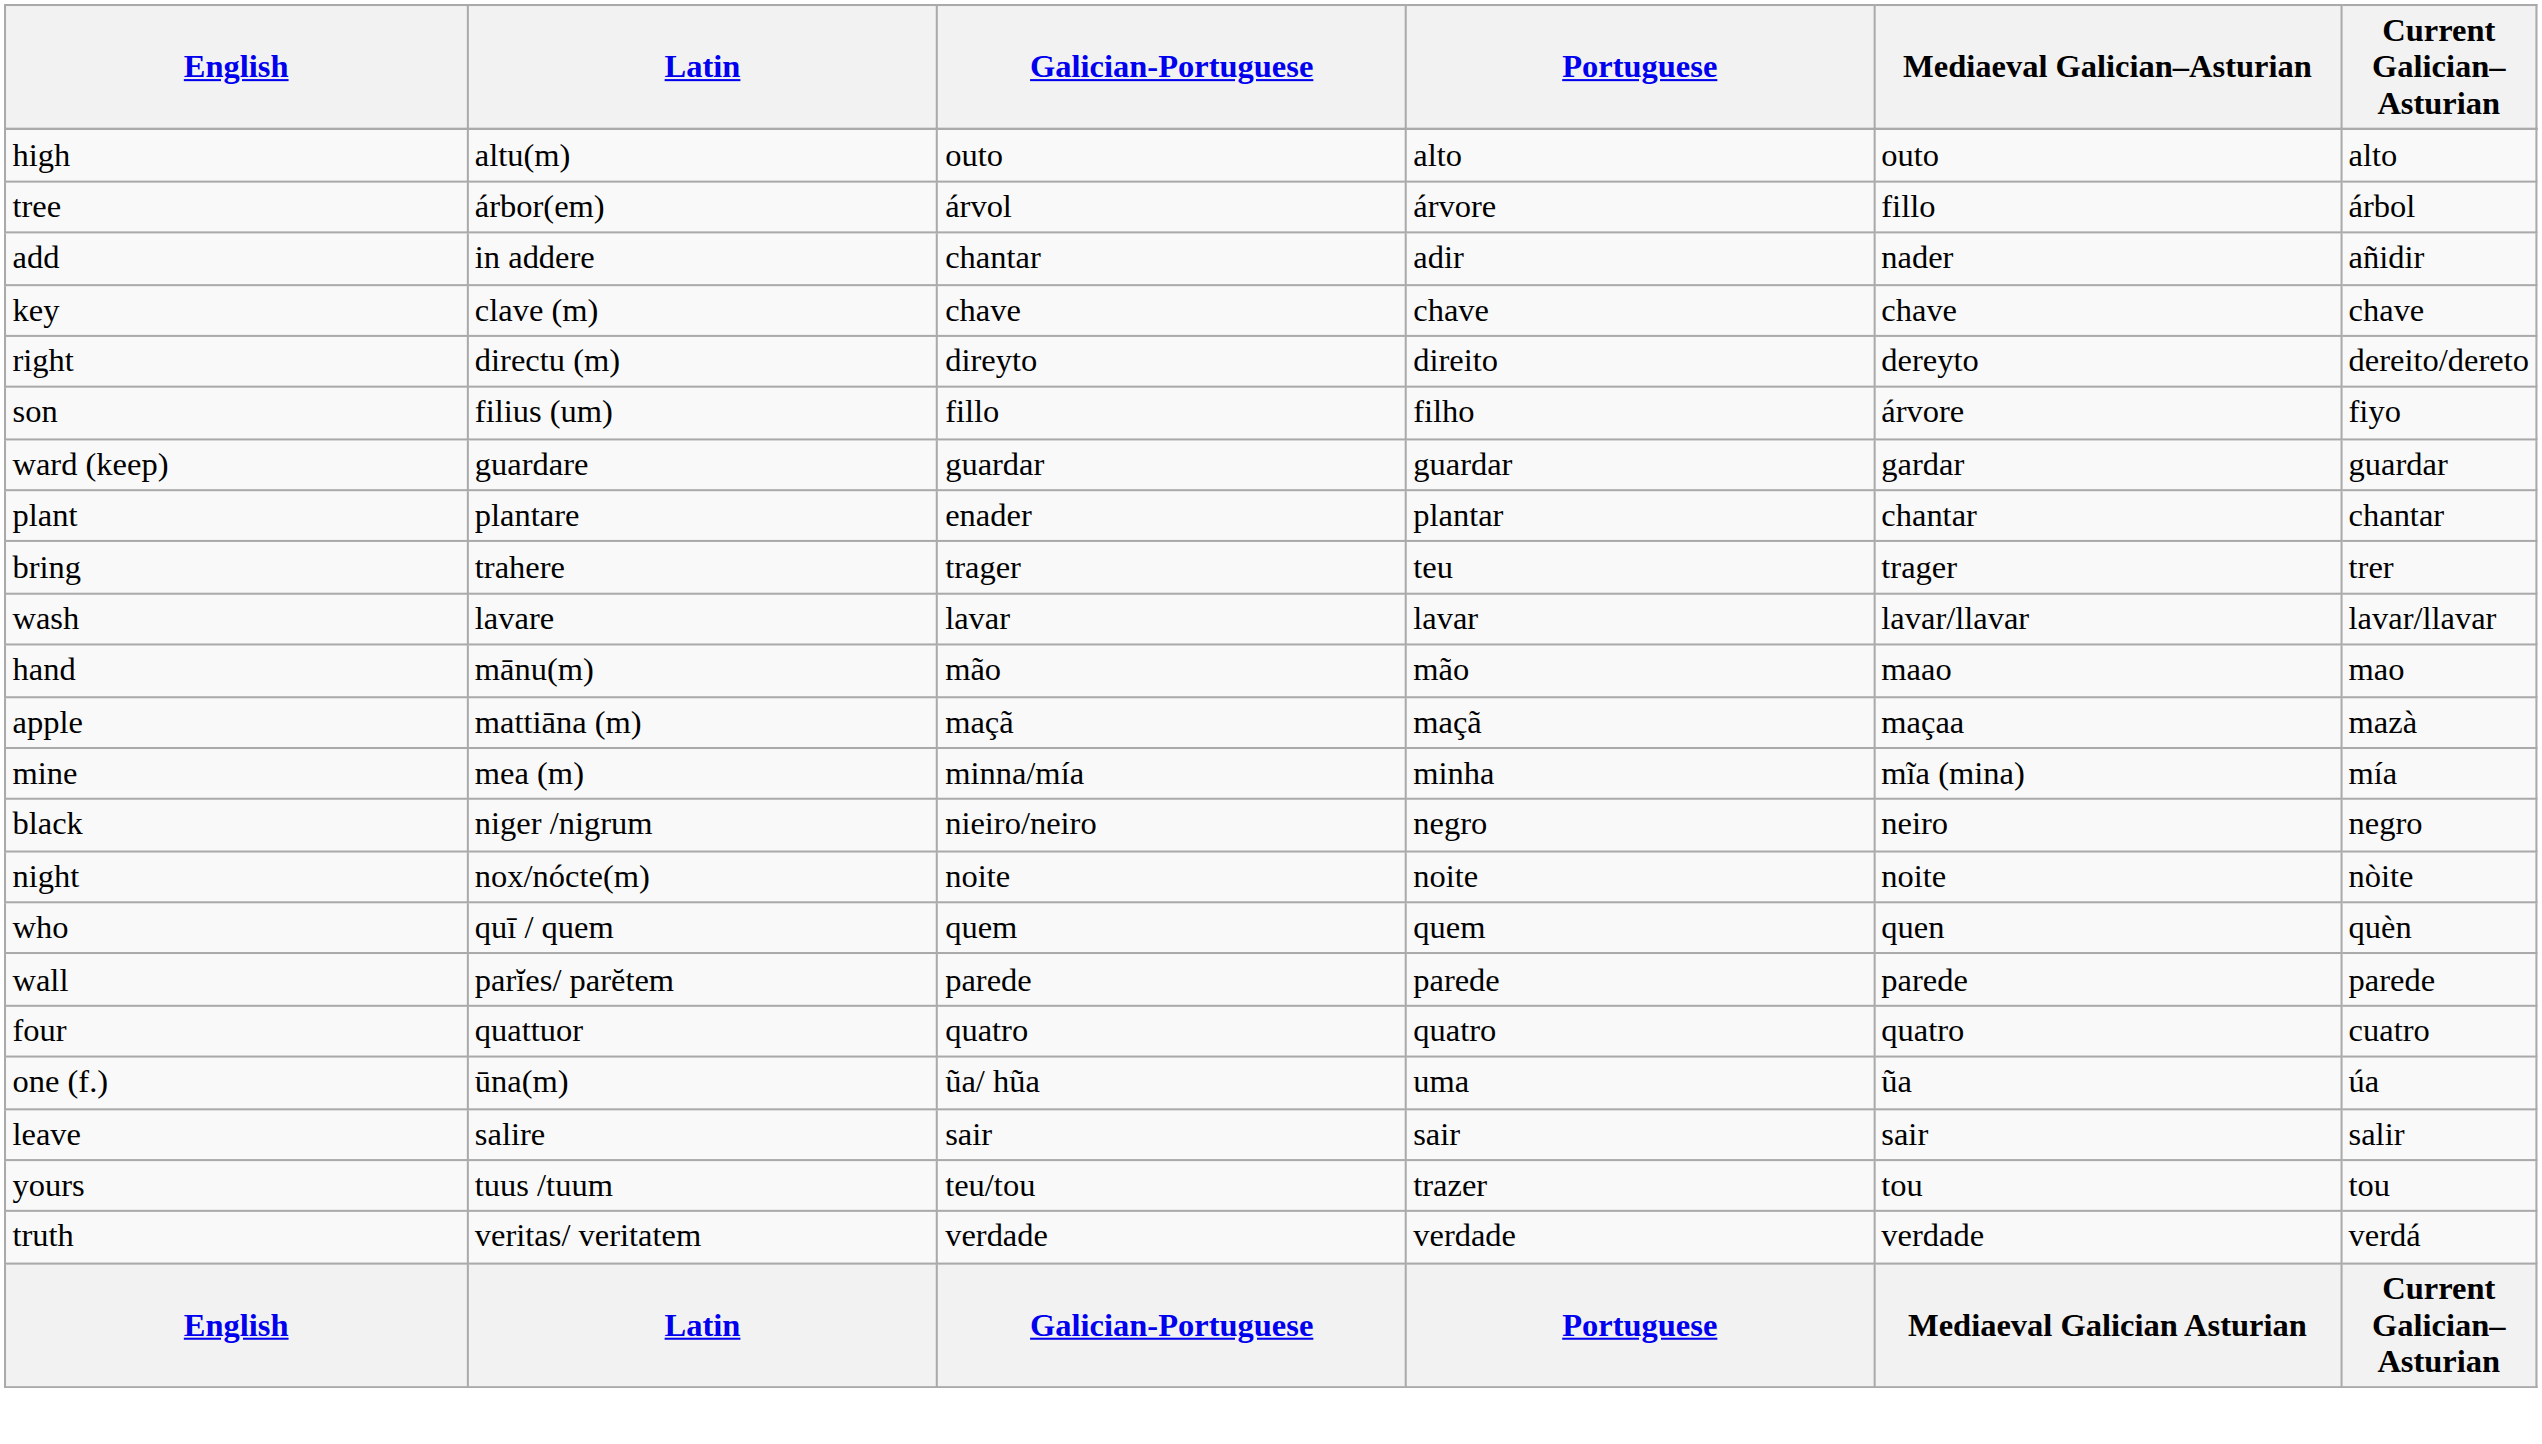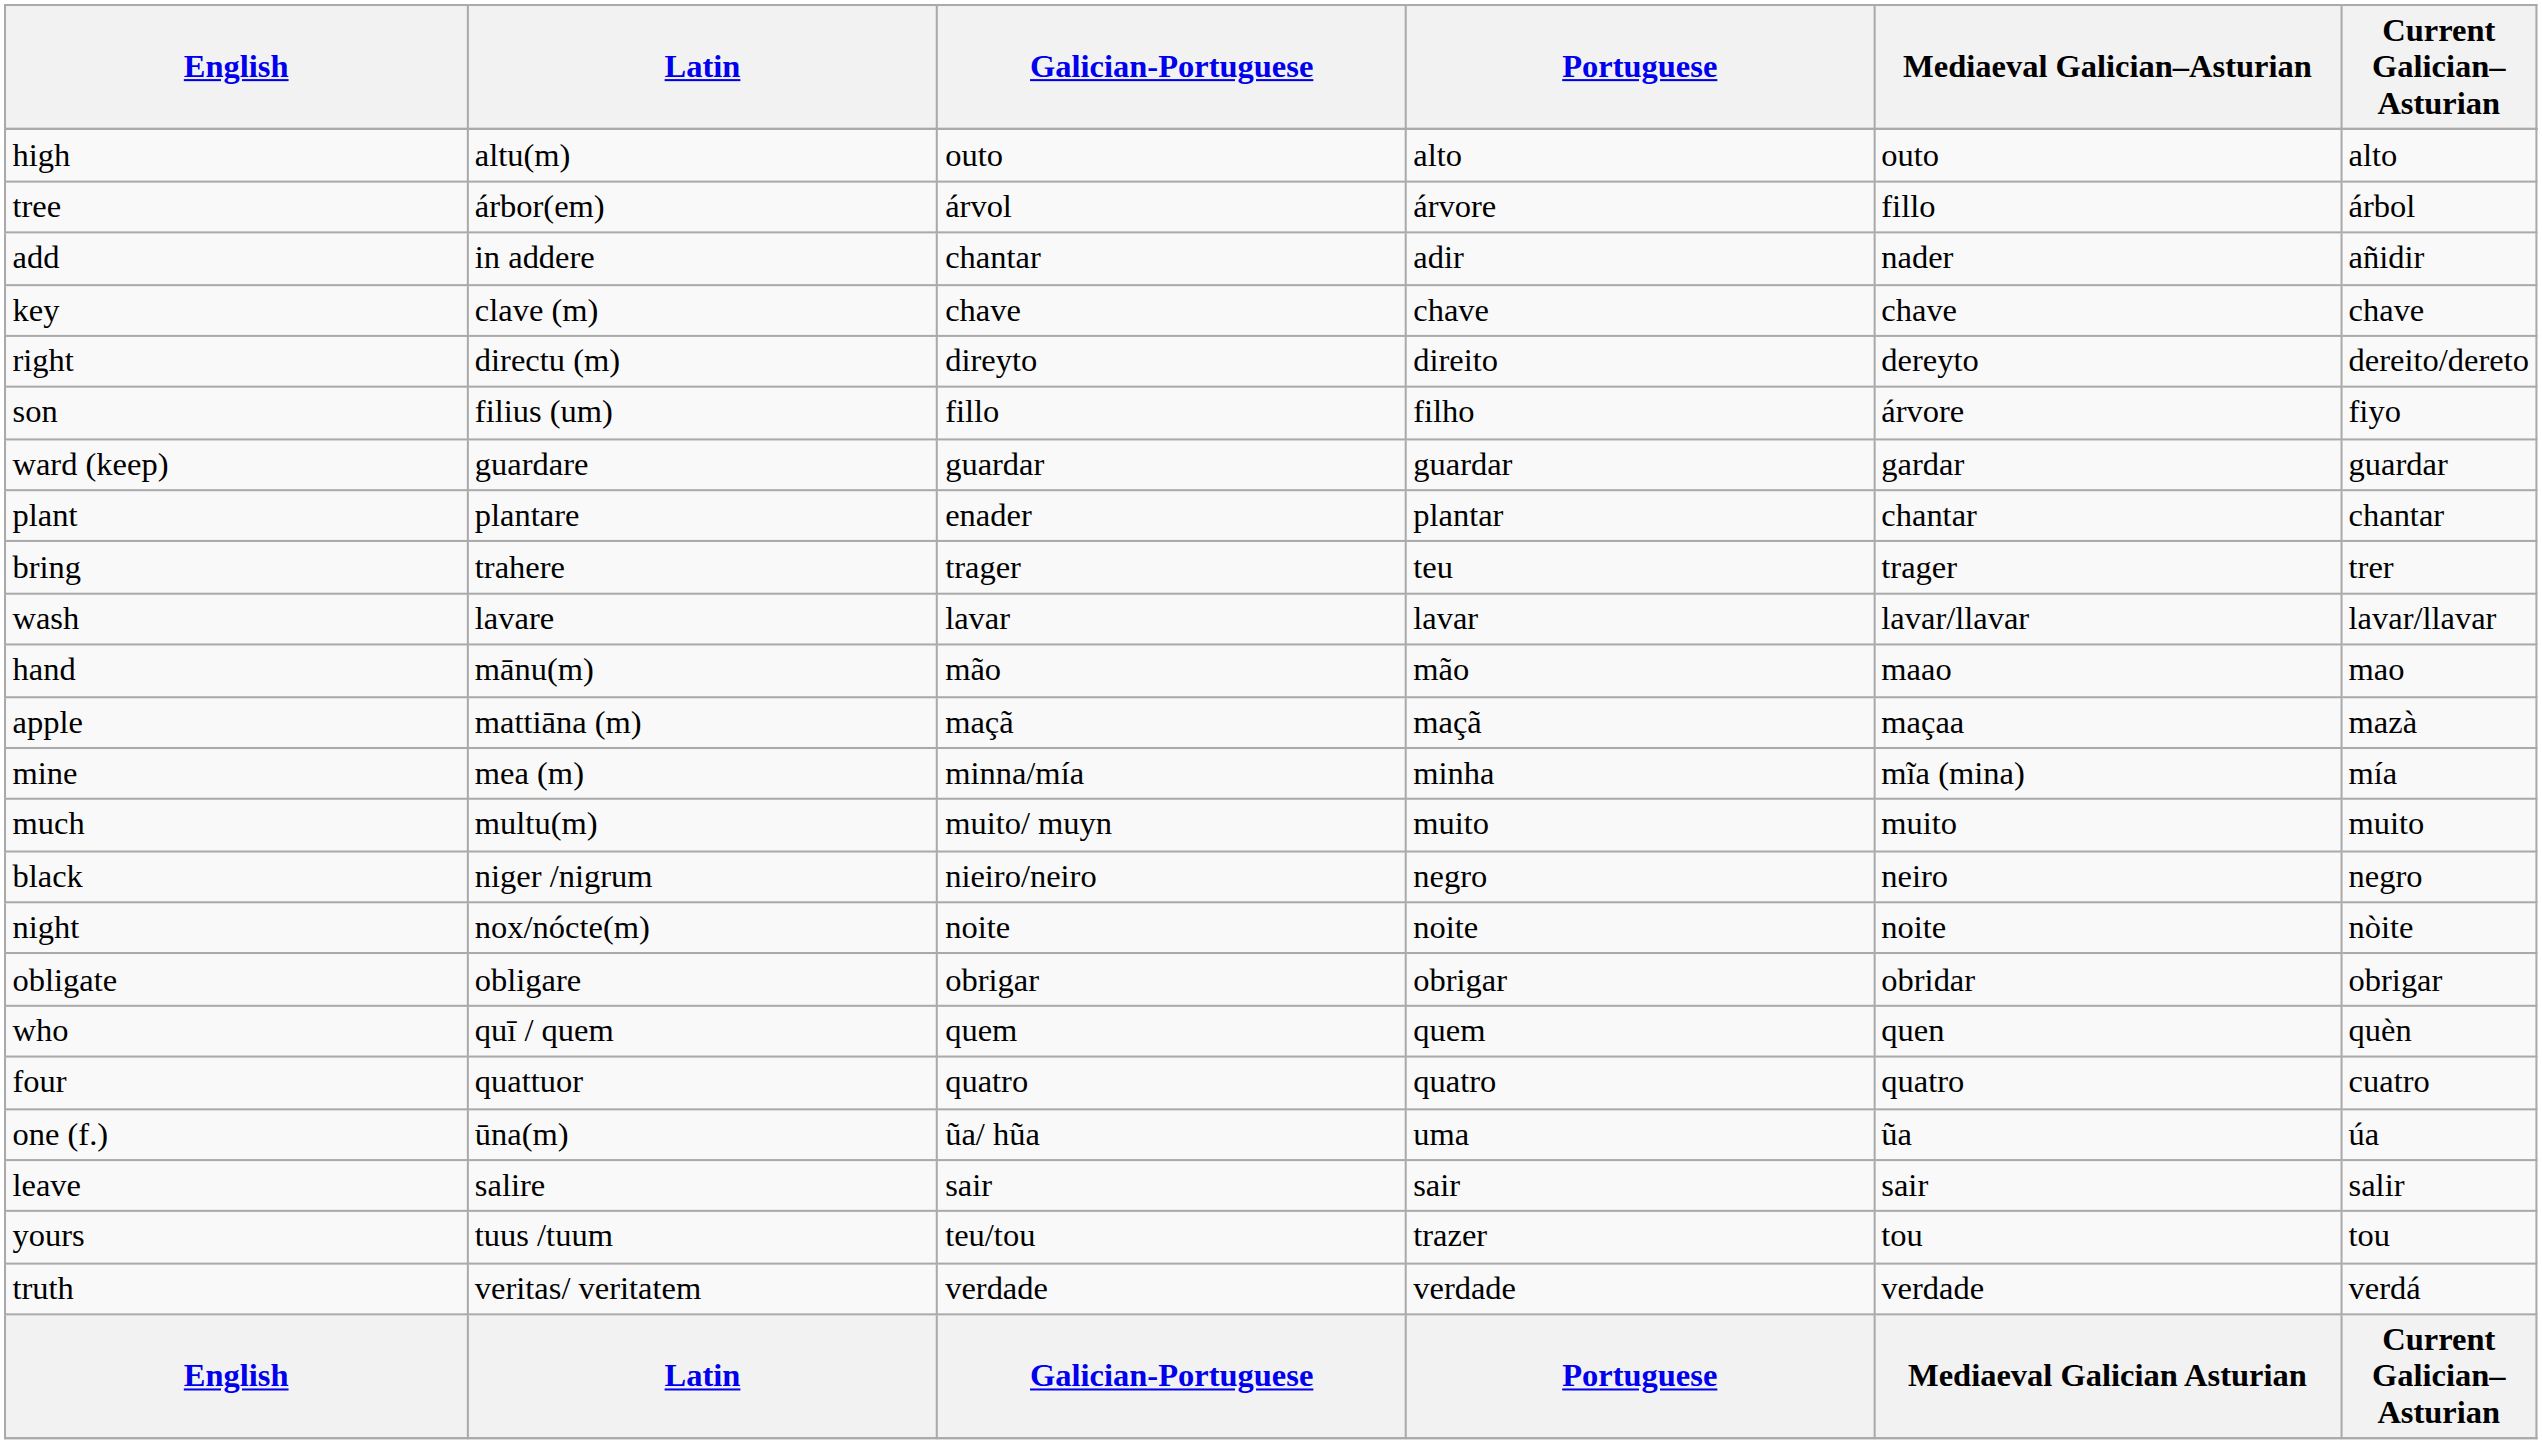+ row: (49, 824)
+ row: (65, 979)
- row: (40, 979)
